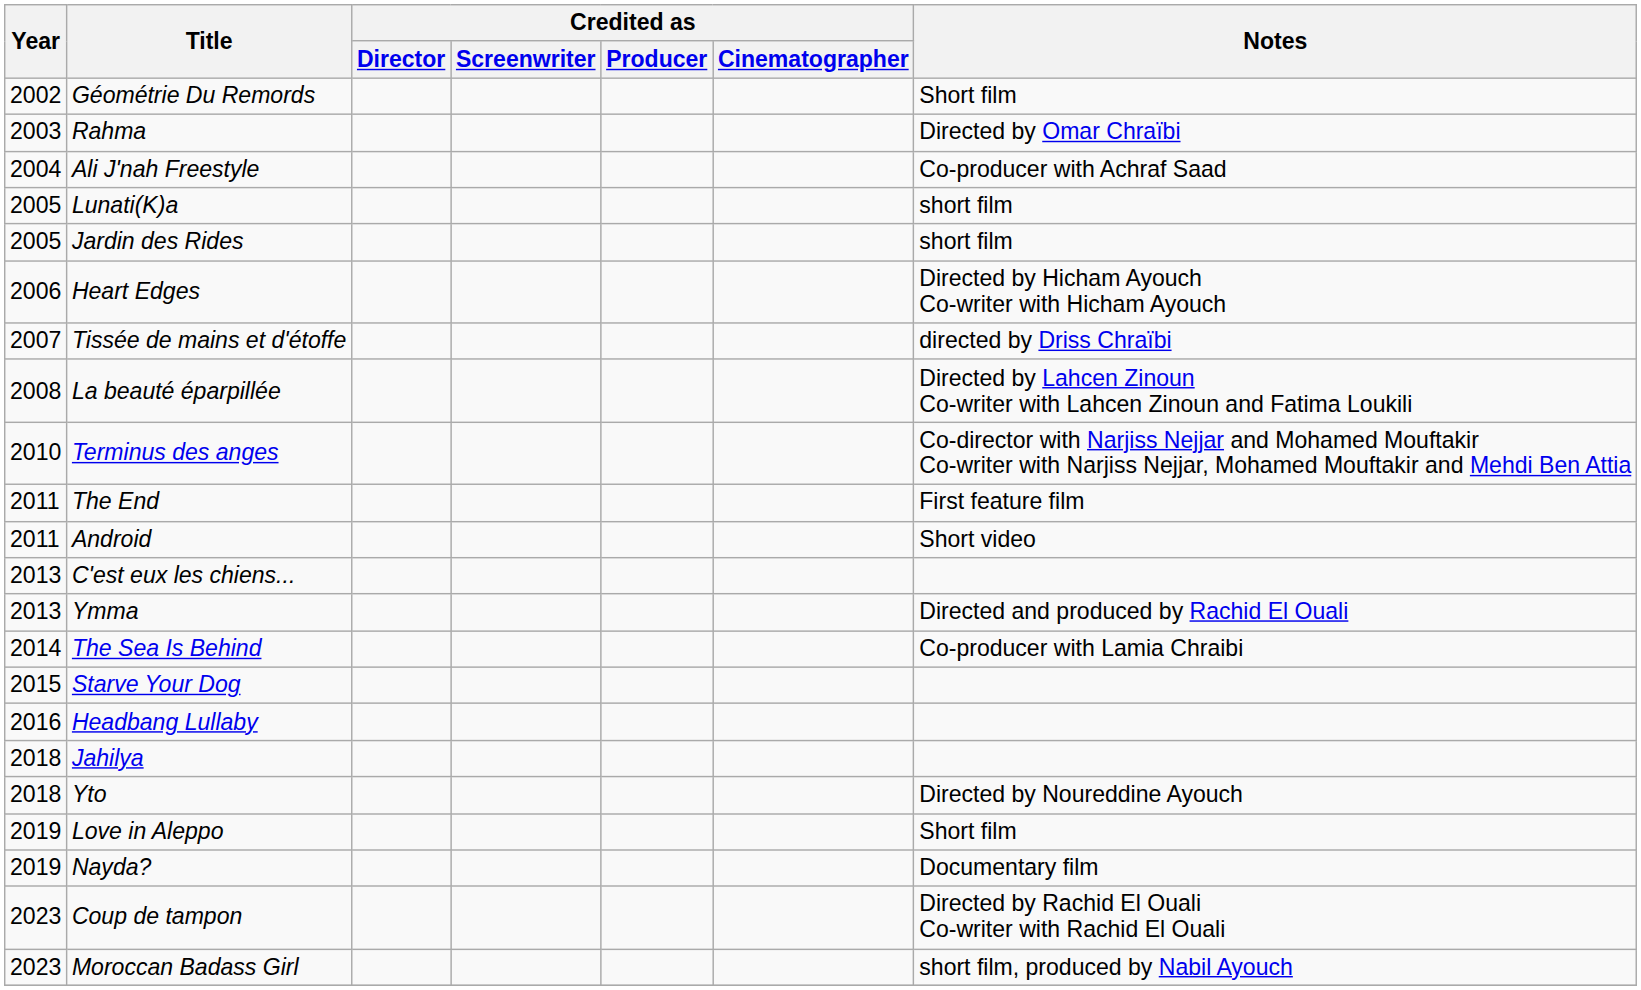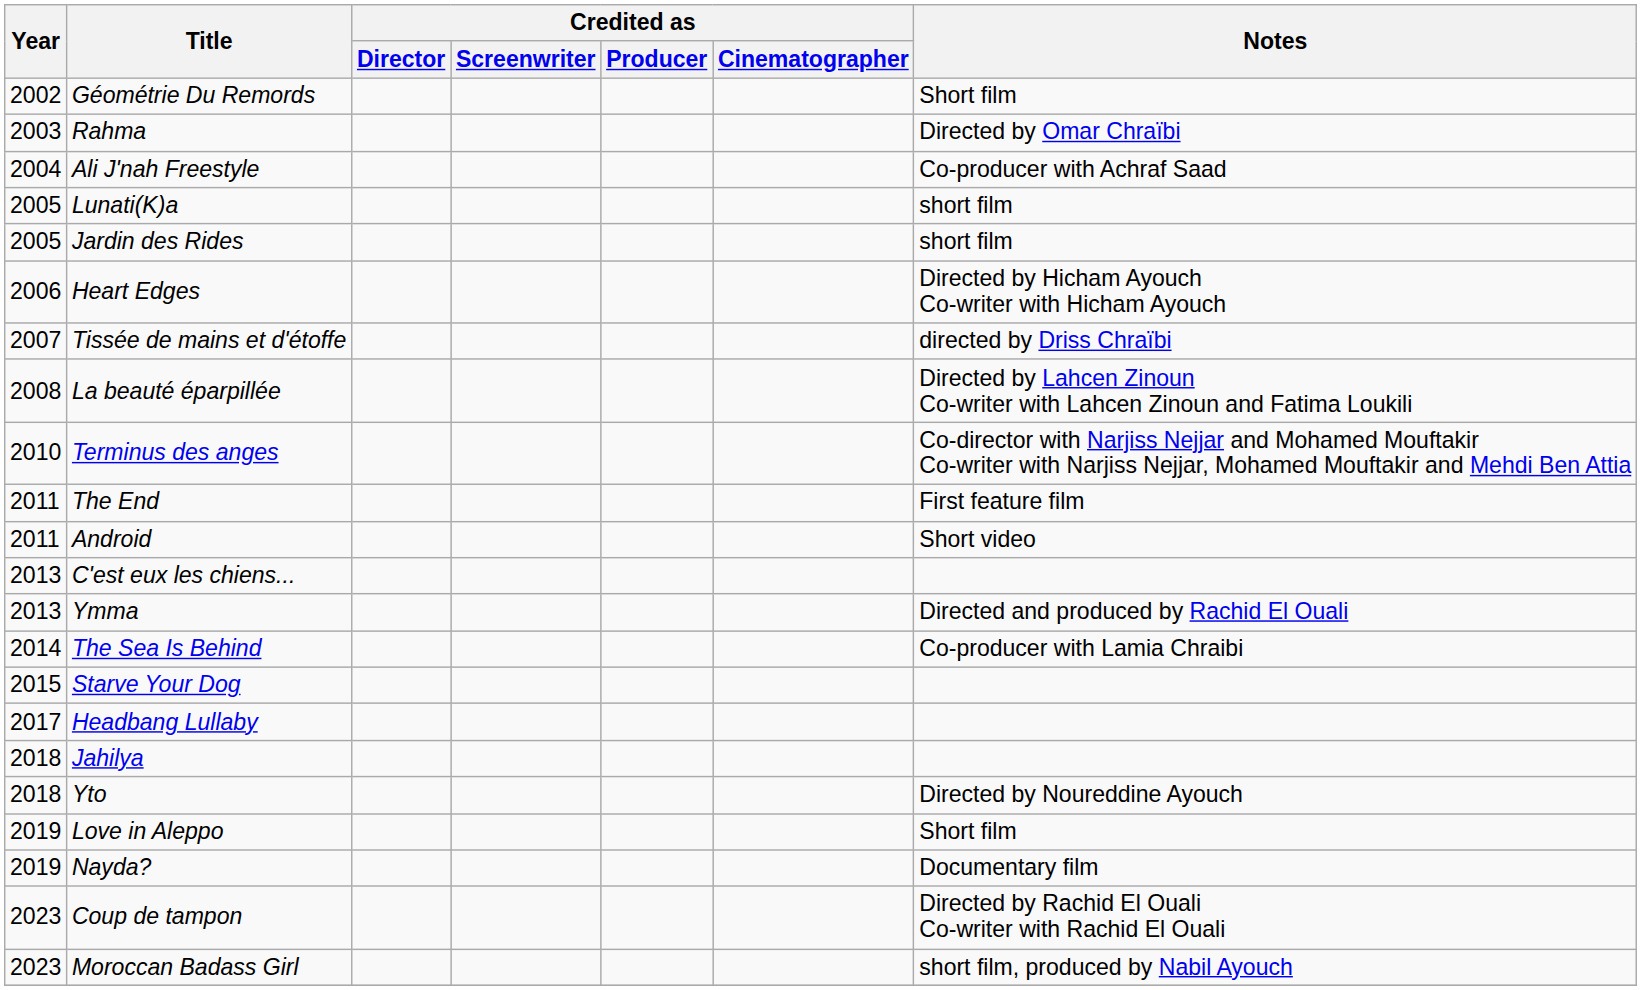(36, 721) 2016 -> (36, 721) 2017
